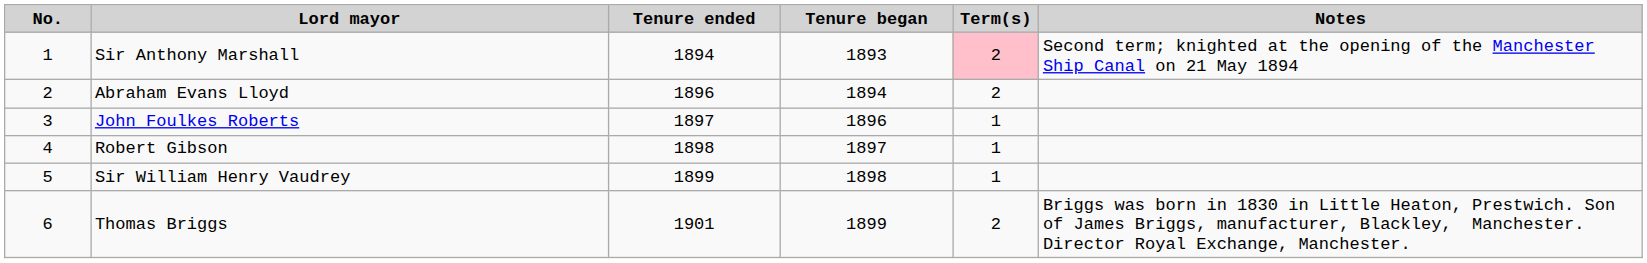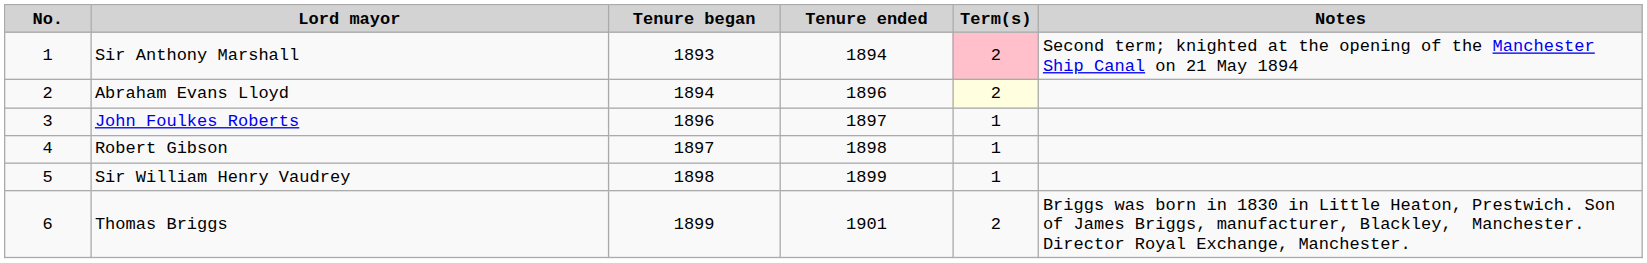columns swapped: (866, 19) <-> (694, 19)
(996, 94) no background -> (996, 94) lightyellow background
